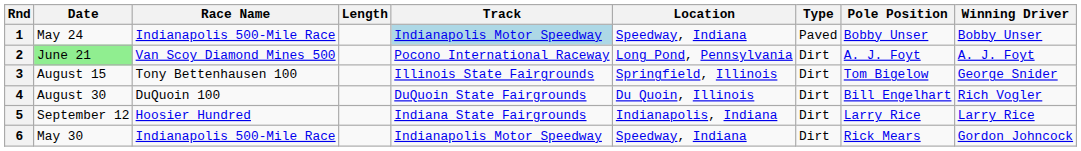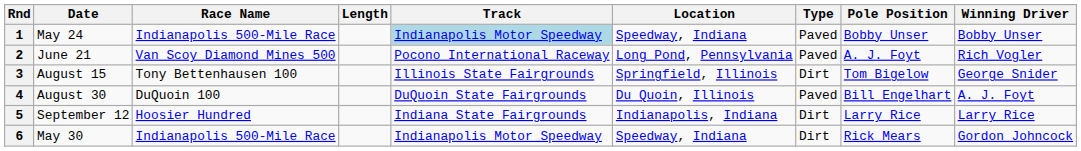(64, 55) lightgreen background -> (64, 55) no background
(814, 55) Dirt -> (818, 55) Paved
(996, 55) A. J. Foyt -> (1000, 55) Rich Vogler
(814, 95) Dirt -> (818, 95) Paved
(1000, 95) Rich Vogler -> (996, 95) A. J. Foyt
